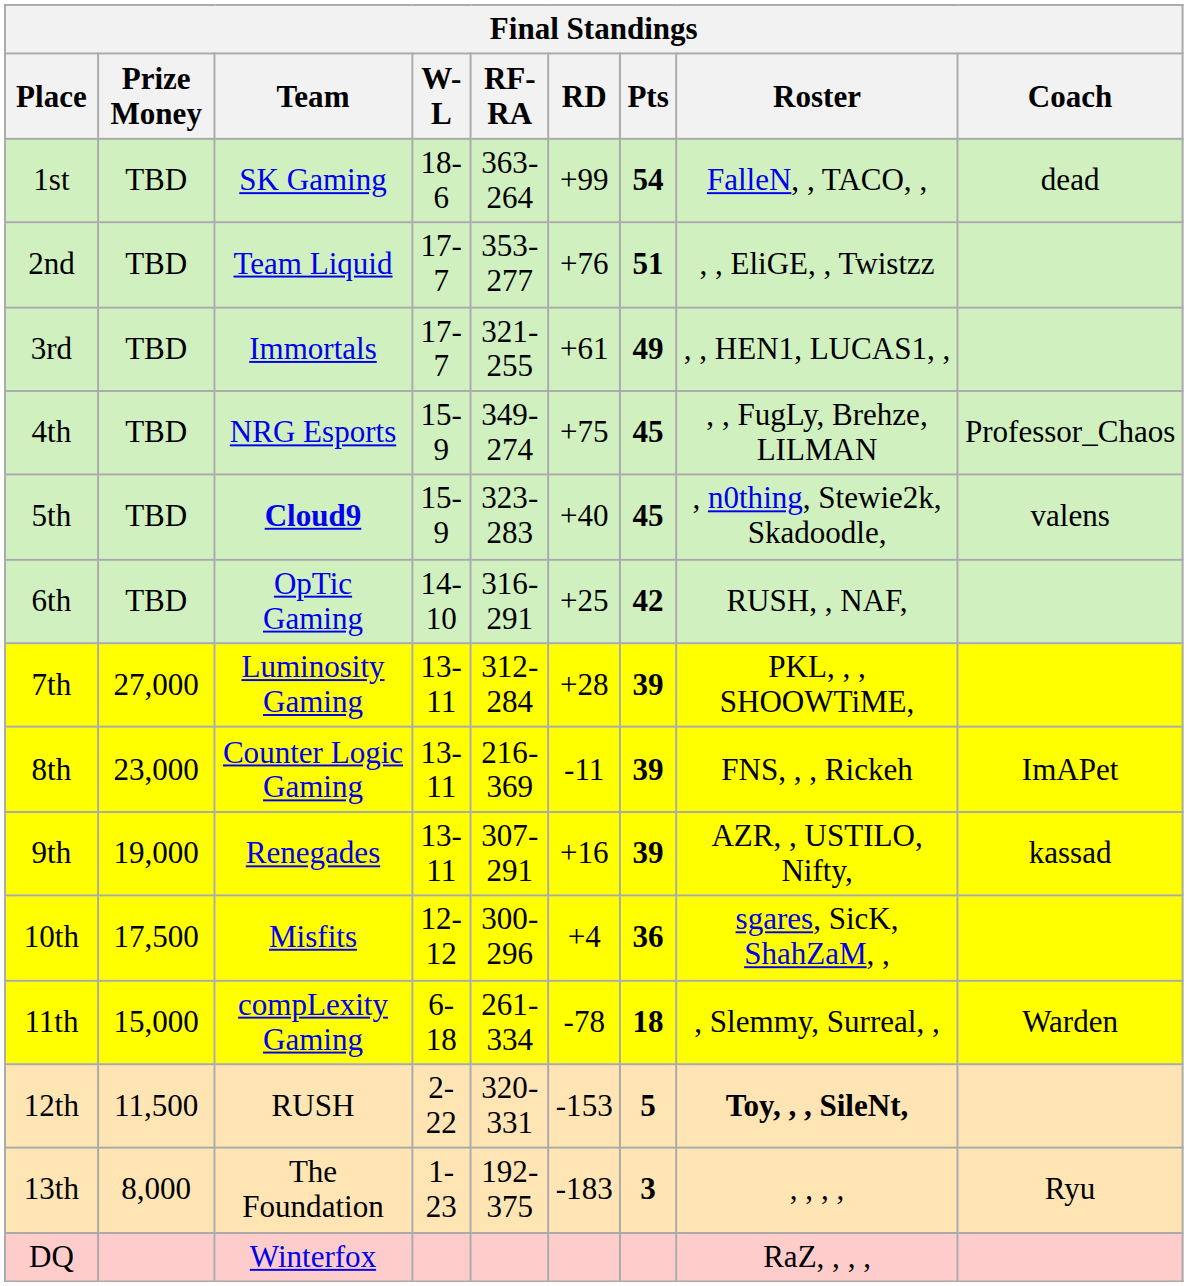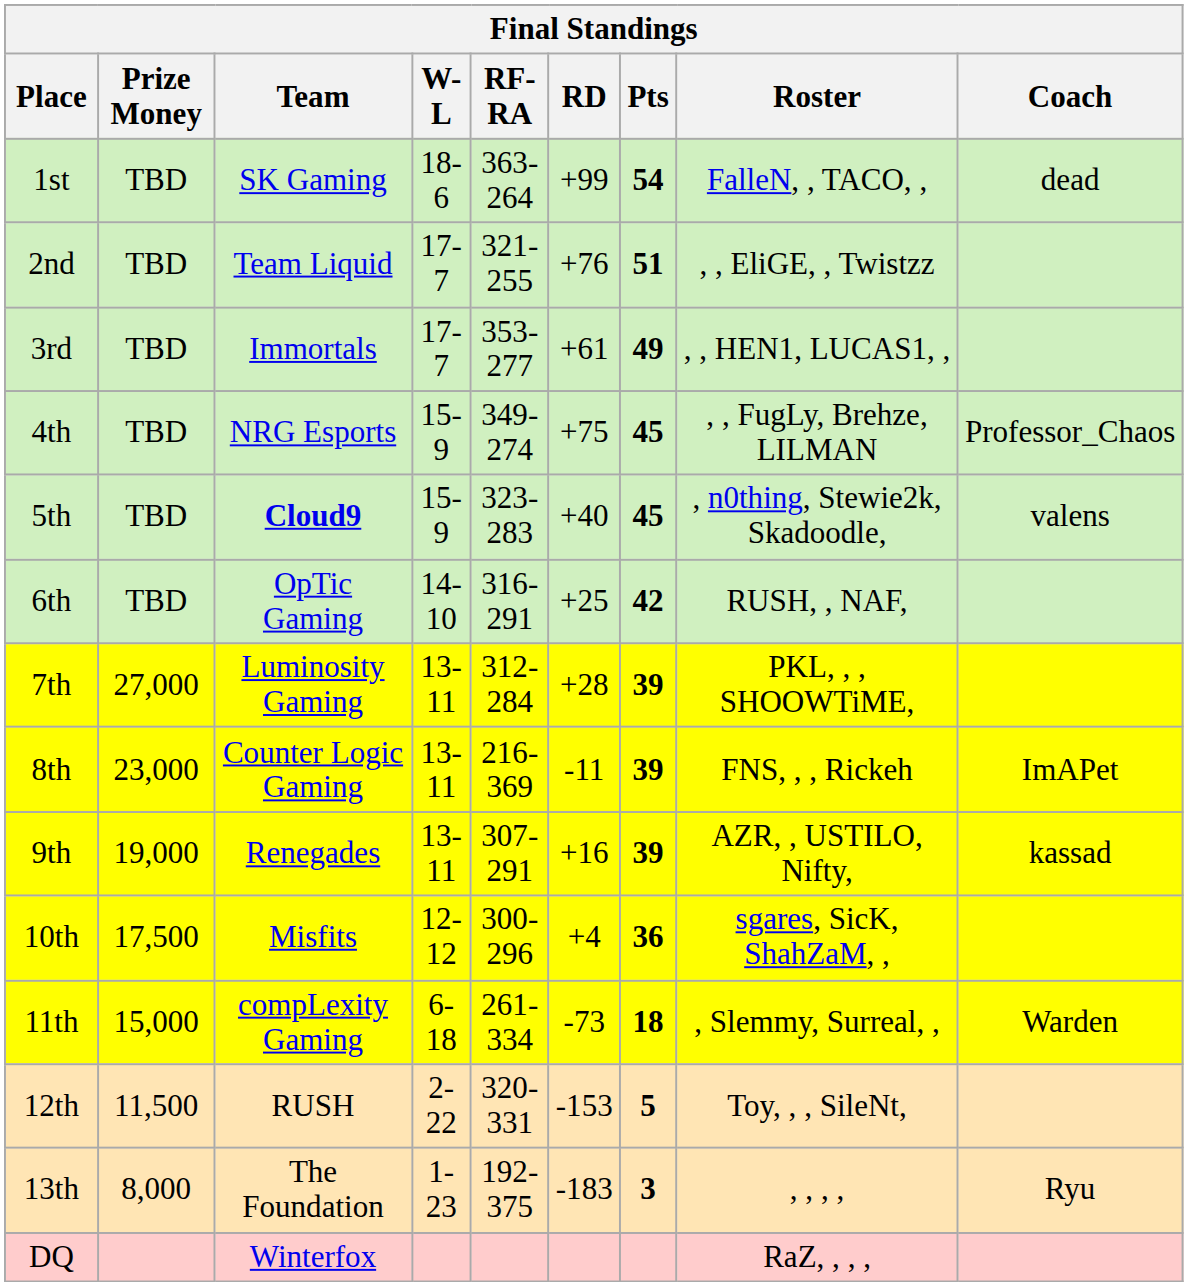(510, 264) 353-277 -> (510, 264) 321-255
(510, 348) 321-255 -> (510, 348) 353-277
(584, 1021) -78 -> (584, 1021) -73
(817, 1105) bold -> (817, 1105) normal
